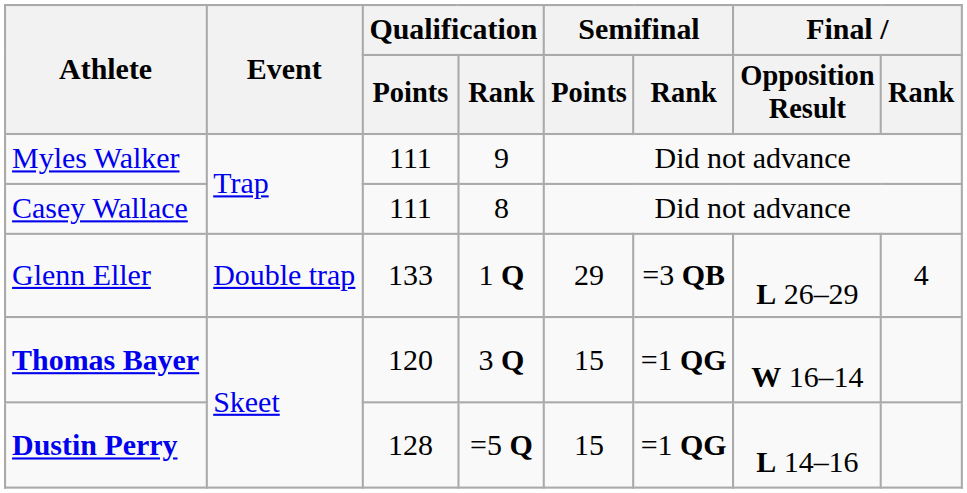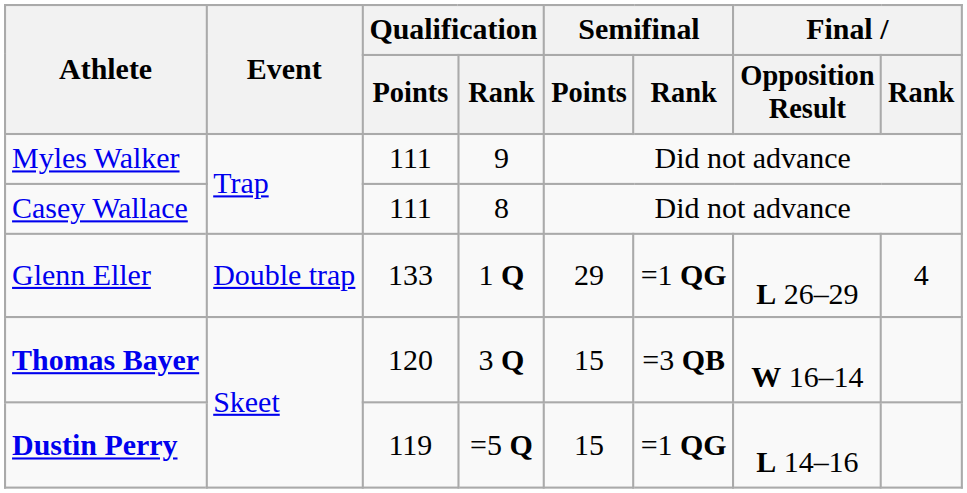(684, 275) =3 QB -> (684, 275) =1 QG
(684, 360) =1 QG -> (684, 360) =3 QB
(410, 445) 128 -> (410, 445) 119
